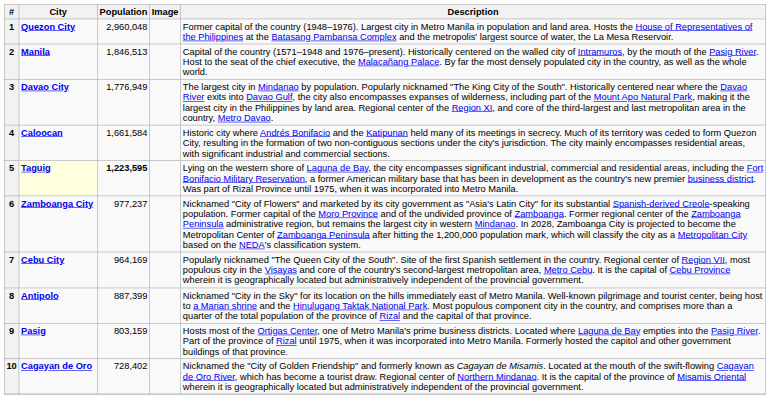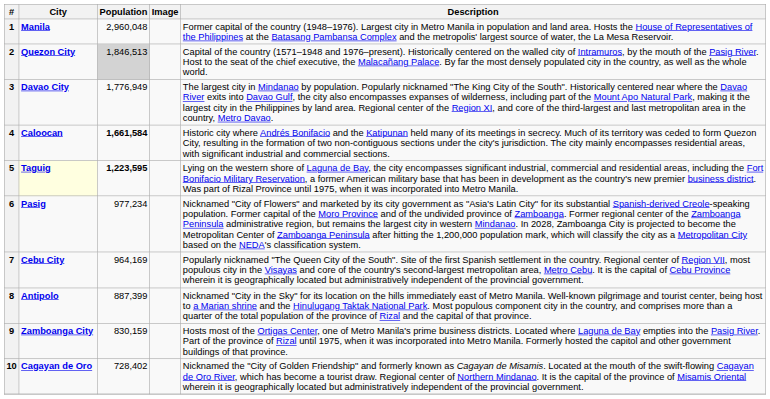(48, 27) Quezon City -> (35, 27) Manila
(35, 52) Manila -> (48, 52) Quezon City
(127, 52) no background -> (127, 52) lightgrey background
(127, 133) normal -> (127, 133) bold
(57, 204) Zamboanga City -> (33, 204) Pasig
(131, 204) 977,237 -> (131, 204) 977,234
(33, 331) Pasig -> (57, 331) Zamboanga City
(131, 331) 803,159 -> (131, 331) 830,159
